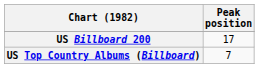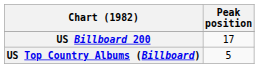(229, 55) 7 -> (229, 55) 5
